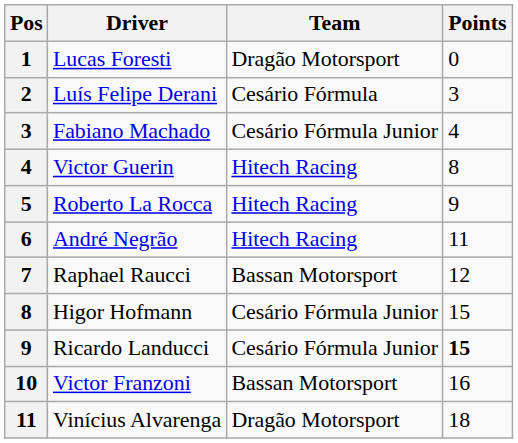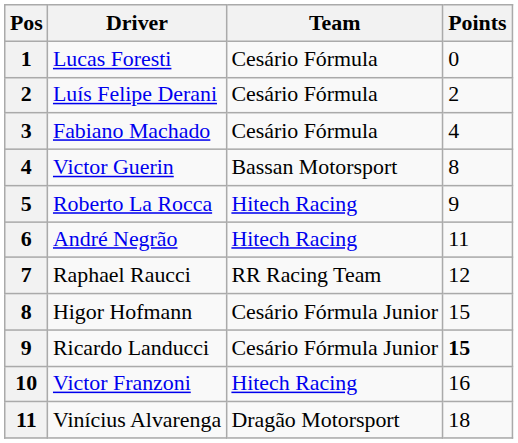(316, 59) Dragão Motorsport -> (305, 59) Cesário Fórmula
(454, 95) 3 -> (454, 95) 2
(335, 131) Cesário Fórmula Junior -> (305, 131) Cesário Fórmula
(294, 167) Hitech Racing -> (314, 167) Bassan Motorsport
(314, 275) Bassan Motorsport -> (306, 275) RR Racing Team
(314, 383) Bassan Motorsport -> (294, 383) Hitech Racing
